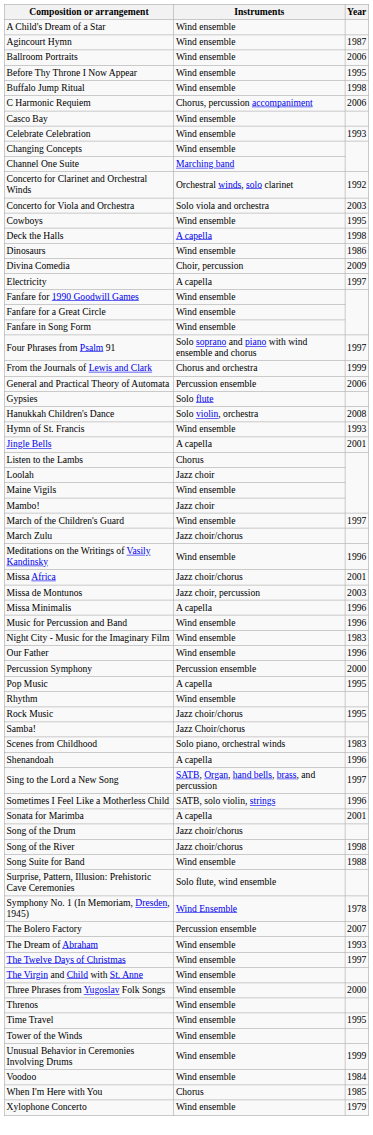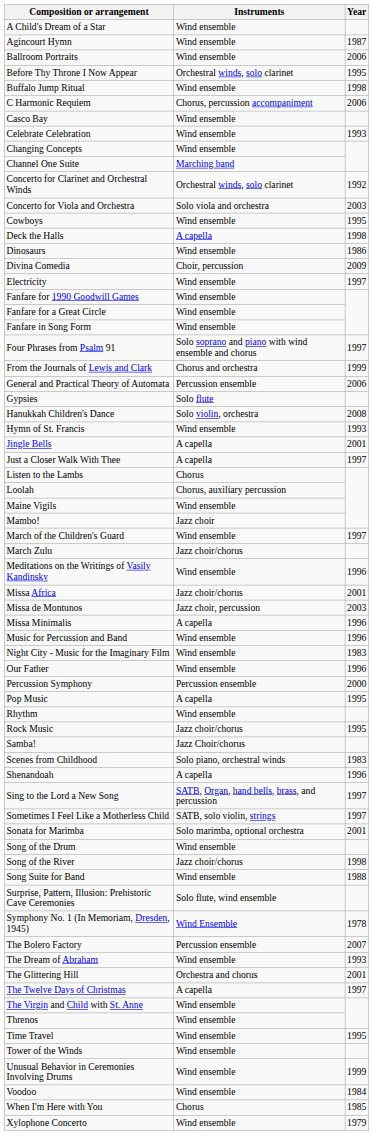(206, 73) Wind ensemble -> (235, 73) Orchestral winds, solo clarinet
(194, 281) A capella -> (206, 281) Wind ensemble
+ row: (63, 460)
(195, 475) Jazz choir -> (231, 490) Chorus, auxiliary percussion
(357, 801) 1996 -> (357, 816) 1997
(194, 816) A capella -> (240, 831) Solo marimba, optional orchestra
(209, 831) Jazz choir/chorus -> (206, 847) Wind ensemble
+ row: (43, 975)
(206, 959) Wind ensemble -> (194, 990) A capella
- row: (86, 990)
